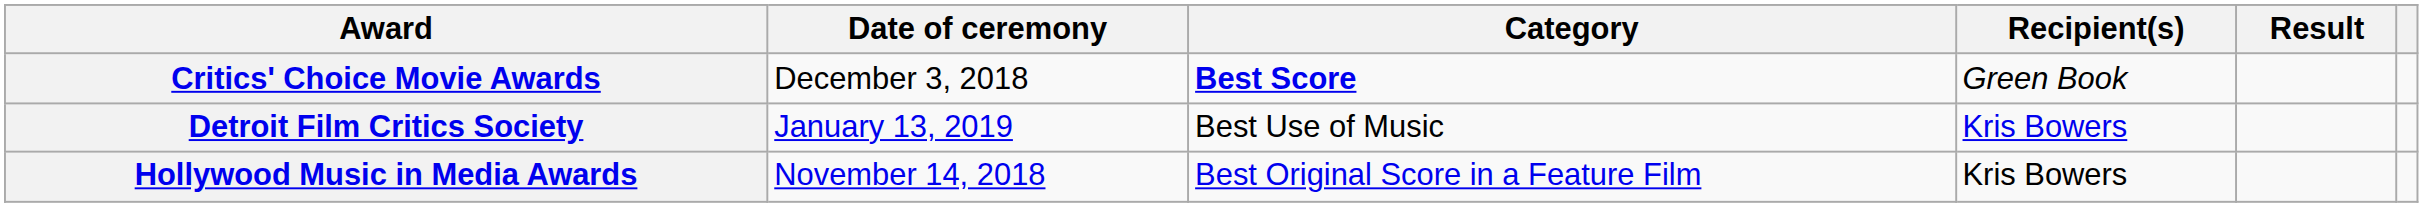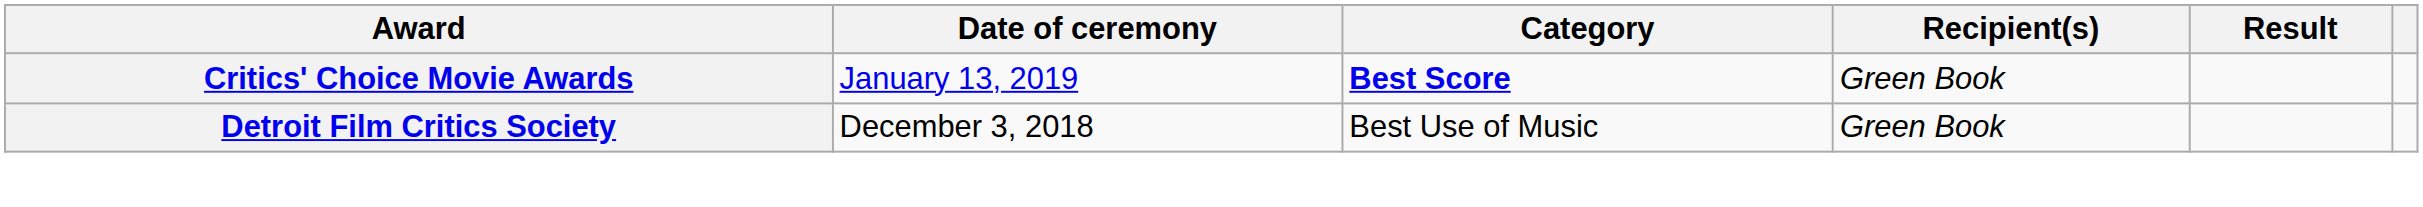(901, 77) December 3, 2018 -> (959, 77) January 13, 2019
(894, 126) January 13, 2019 -> (967, 126) December 3, 2018
(2045, 126) Kris Bowers -> (1922, 126) Green Book
- row: (386, 175)
